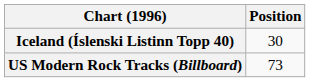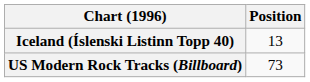(275, 40) 30 -> (275, 40) 13
